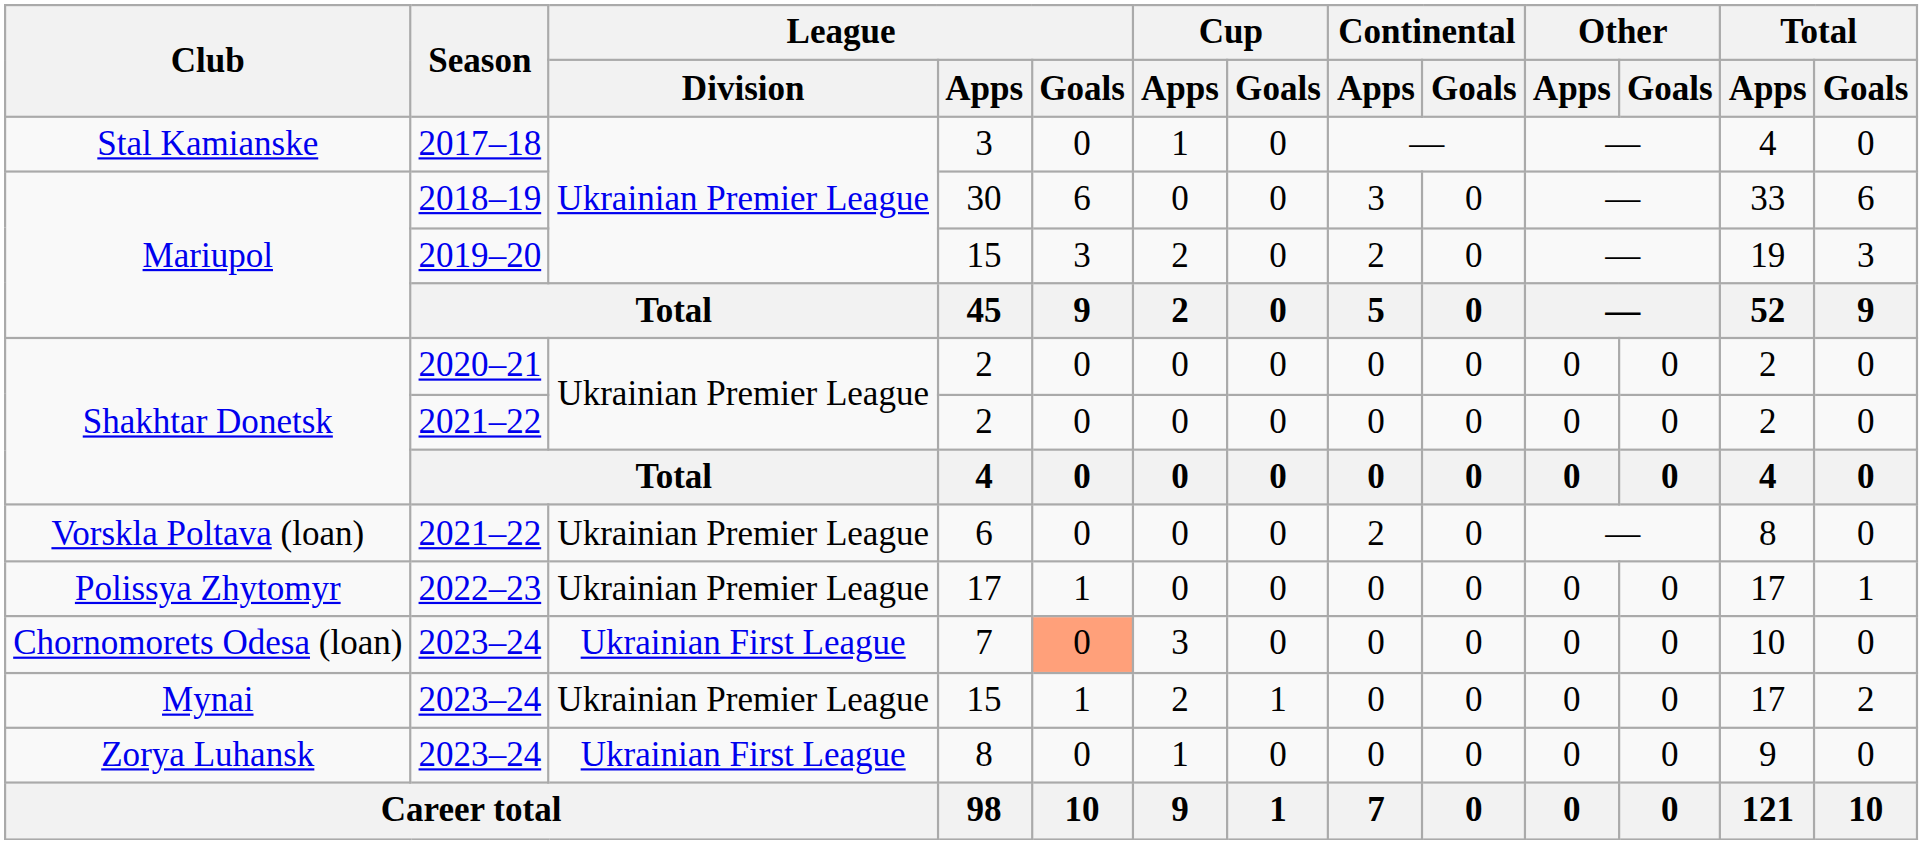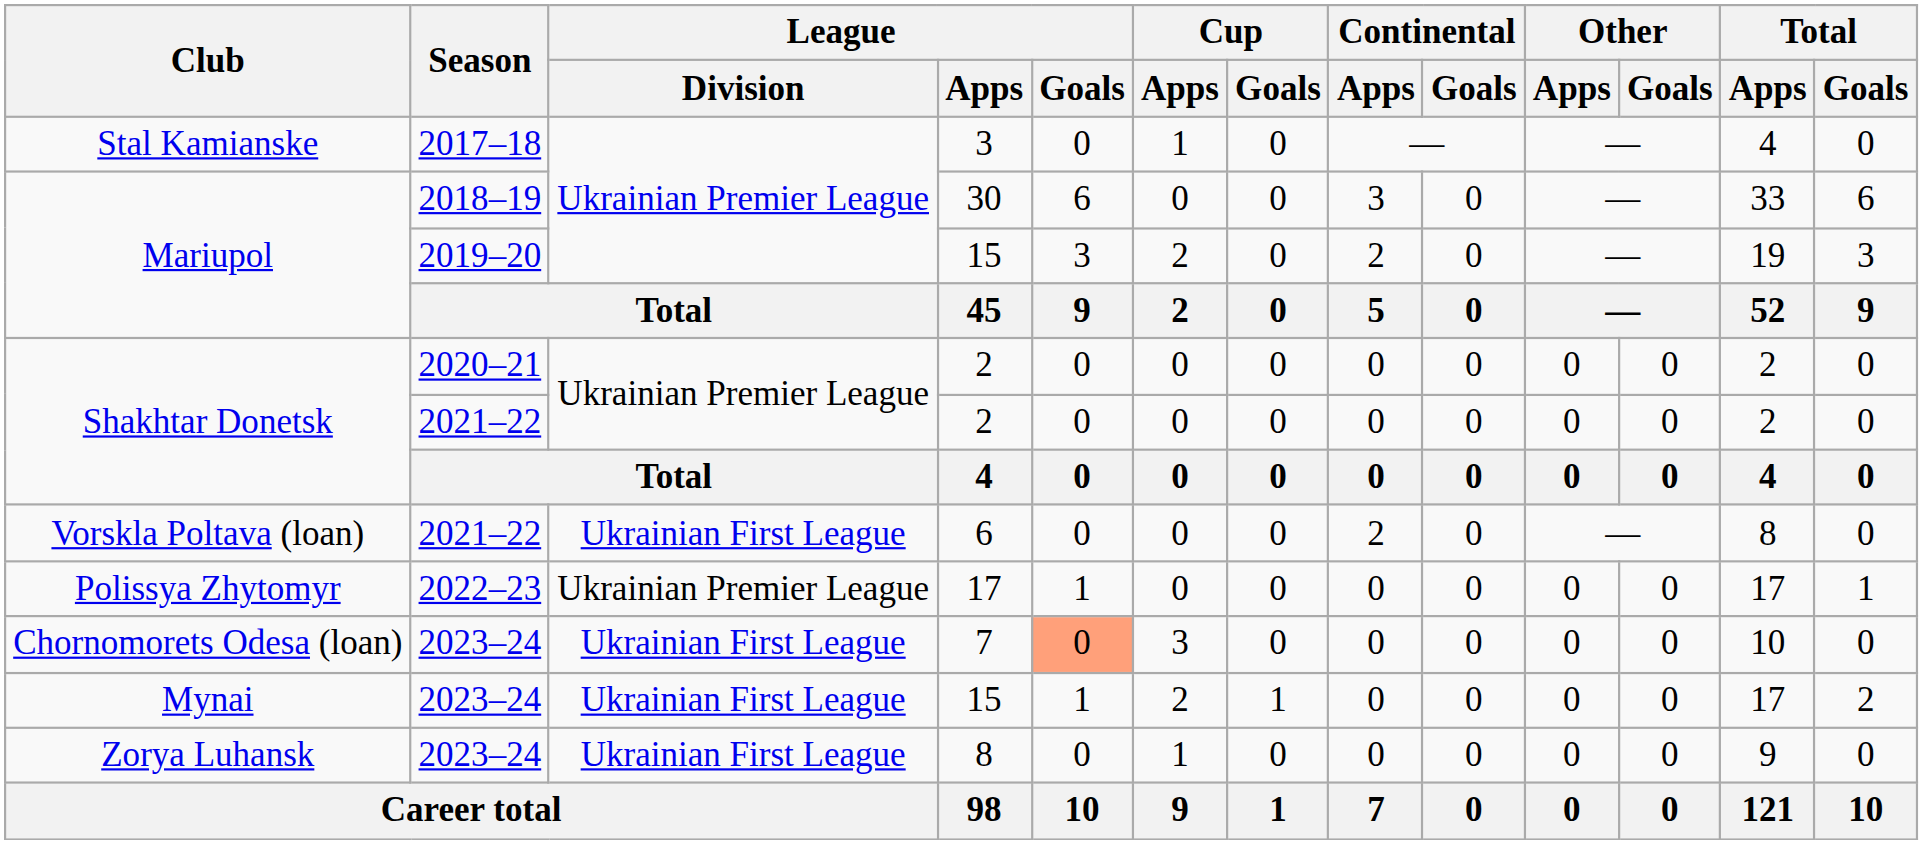(743, 532) Ukrainian Premier League -> (743, 532) Ukrainian First League
(743, 699) Ukrainian Premier League -> (743, 699) Ukrainian First League
